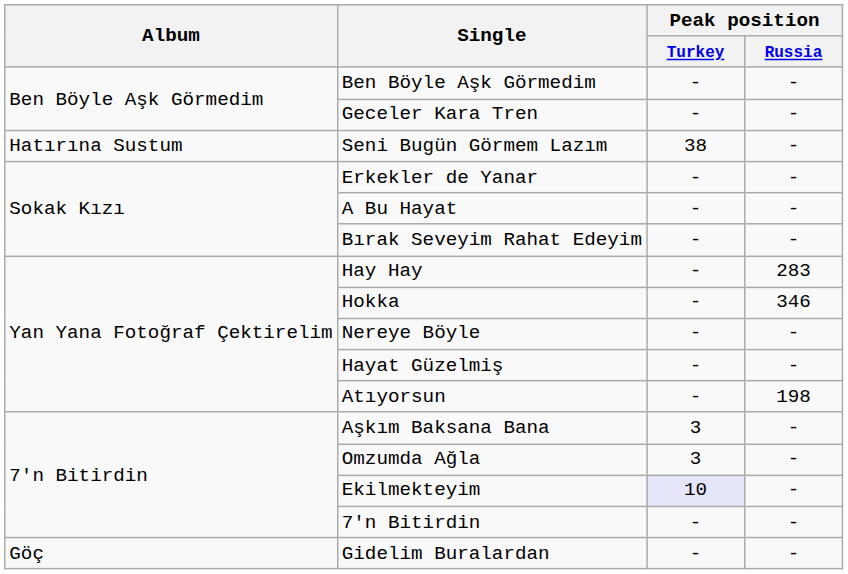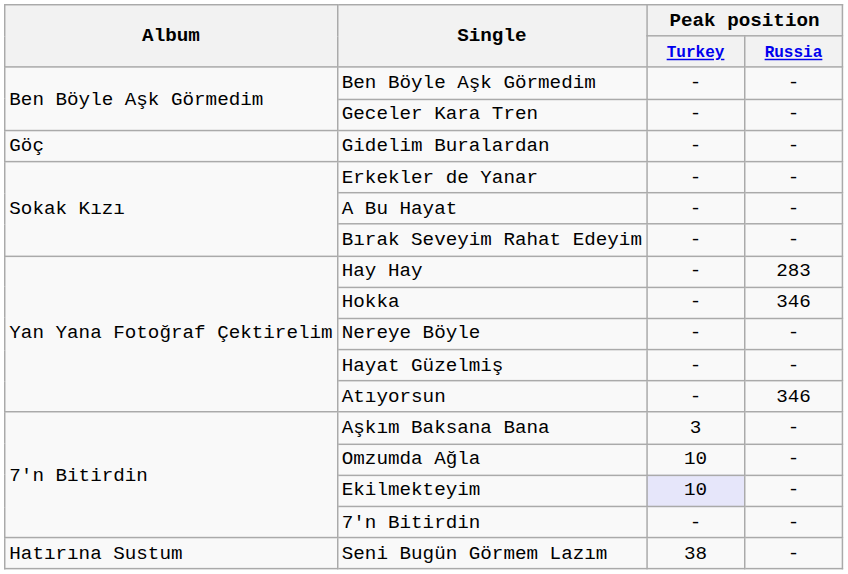rows swapped: (446, 553) <-> (475, 146)
(793, 397) 198 -> (793, 397) 346
(696, 459) 3 -> (696, 459) 10
